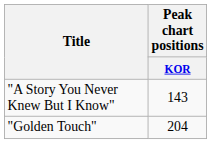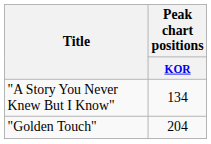(178, 97) 143 -> (178, 97) 134
